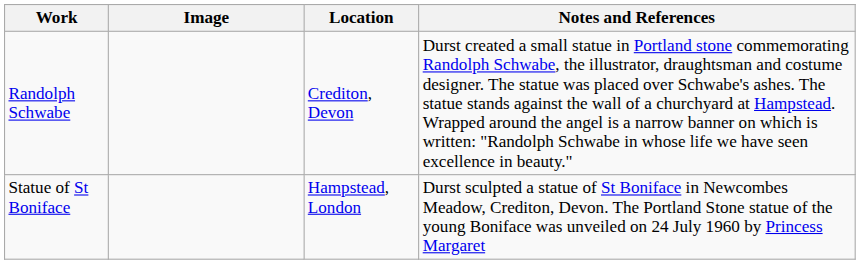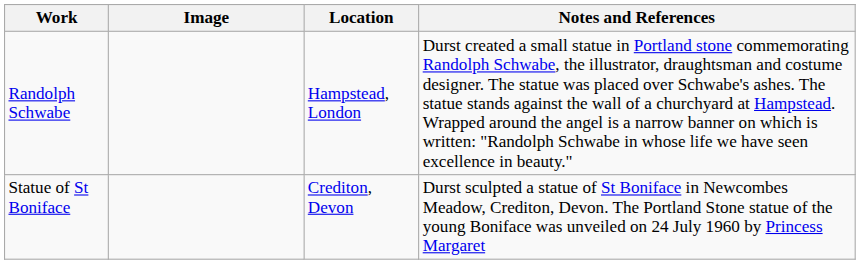(340, 103) Crediton, Devon -> (348, 103) Hampstead, London
(348, 197) Hampstead, London -> (340, 197) Crediton, Devon
